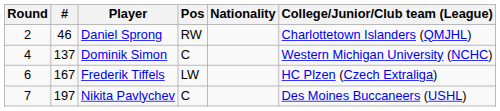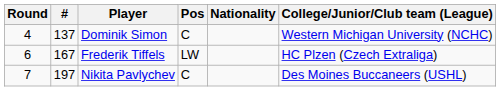- row: (122, 34)
